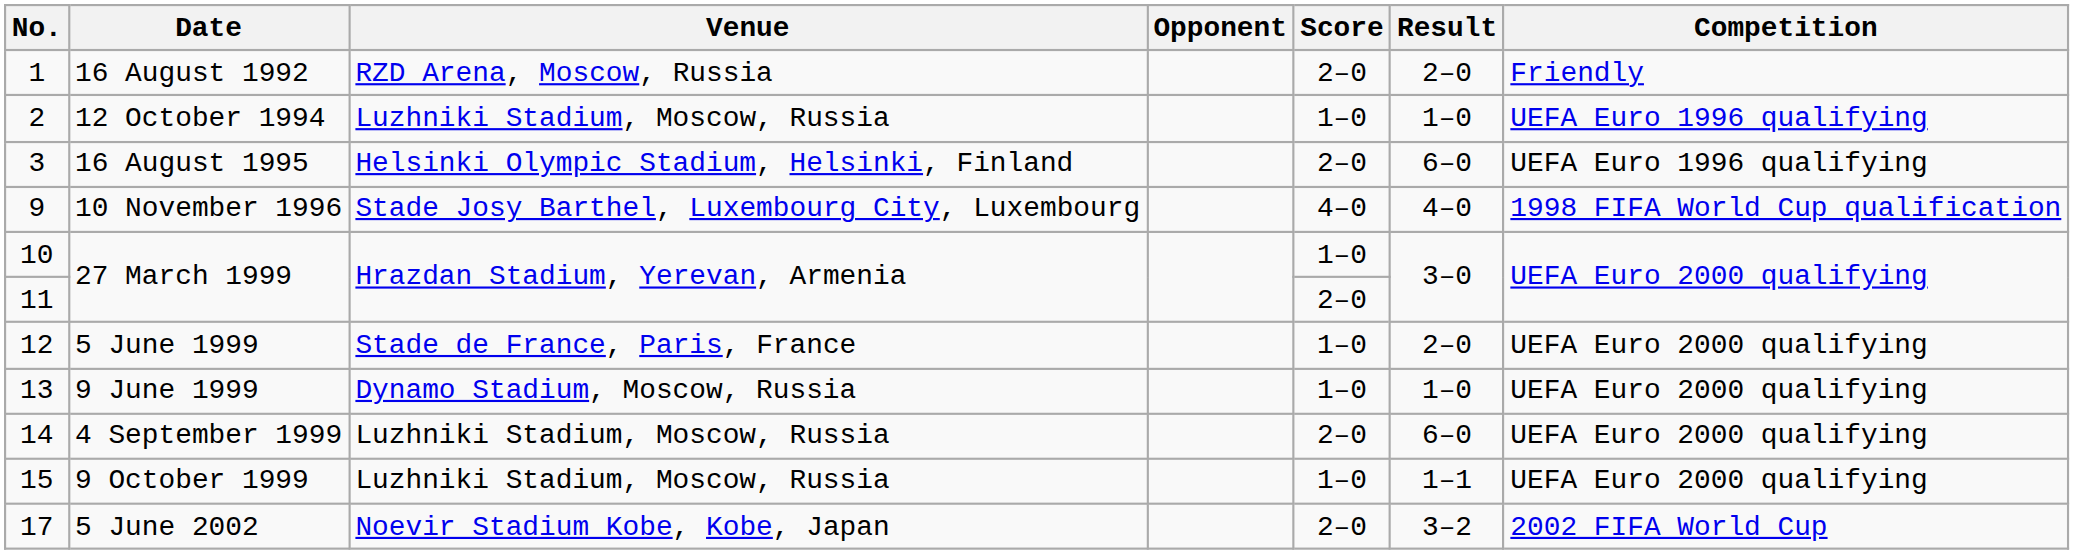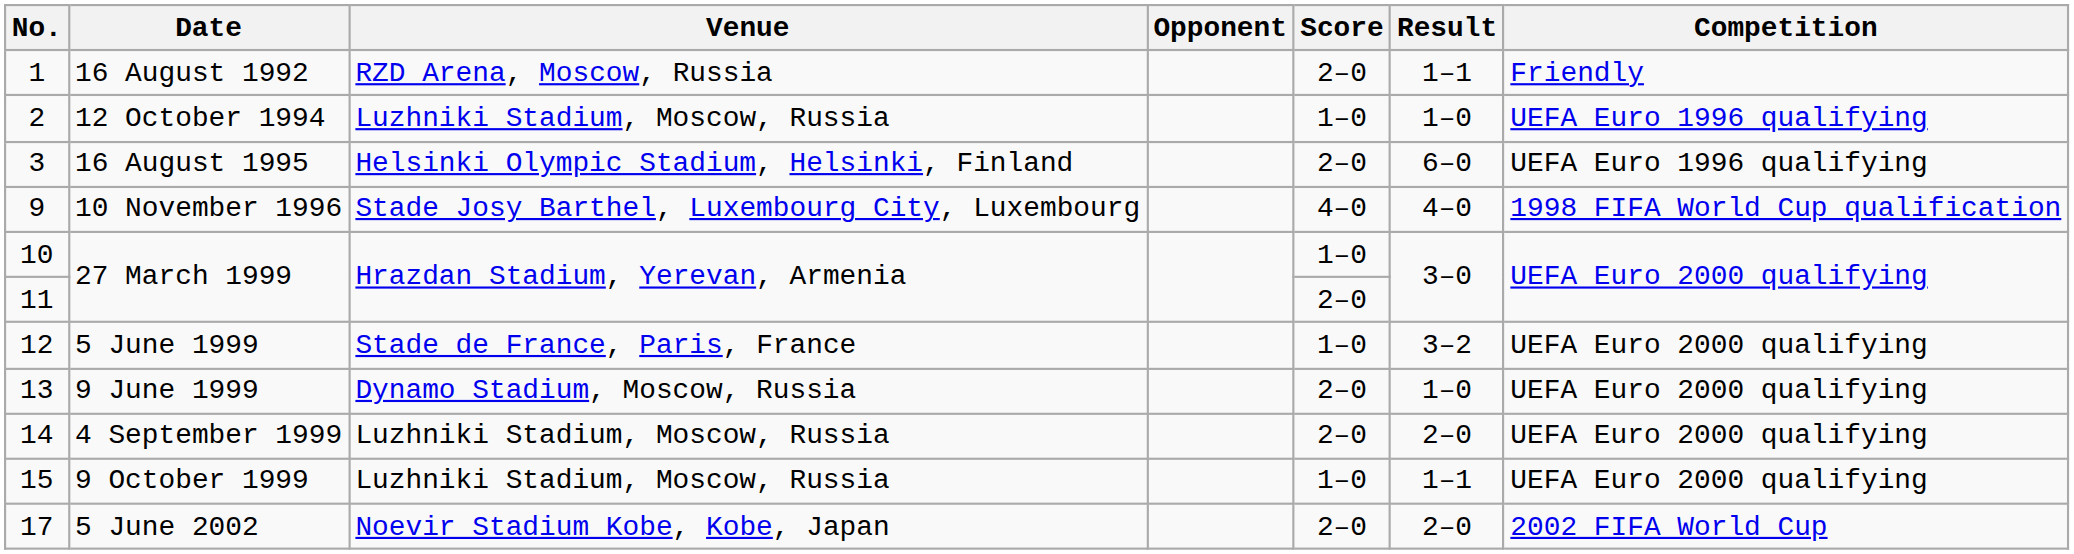(1447, 73) 2–0 -> (1447, 73) 1–1
(1447, 345) 2–0 -> (1447, 345) 3–2
(1342, 390) 1–0 -> (1342, 390) 2–0
(1447, 436) 6–0 -> (1447, 436) 2–0
(1447, 526) 3–2 -> (1447, 526) 2–0
